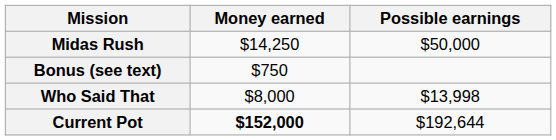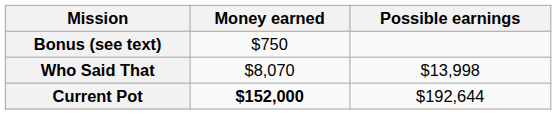- row: (98, 44)
(270, 96) $8,000 -> (270, 70) $8,070
